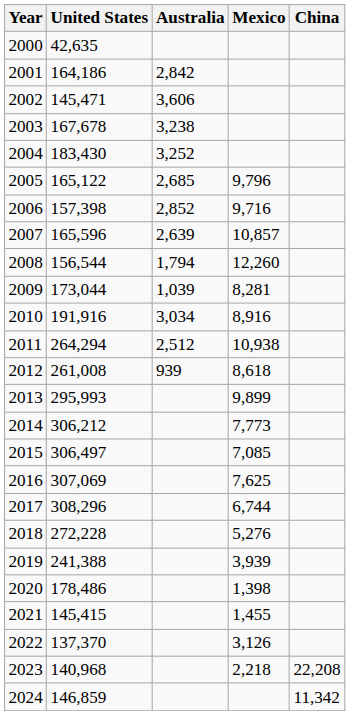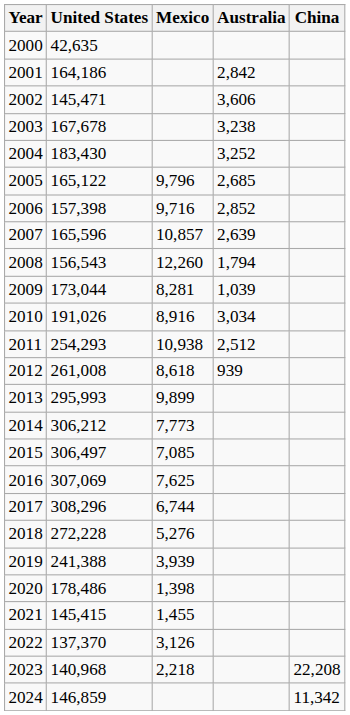columns swapped: (190, 18) <-> (259, 18)
(78, 262) 156,544 -> (78, 262) 156,543
(78, 316) 191,916 -> (78, 316) 191,026
(78, 343) 264,294 -> (78, 343) 254,293
